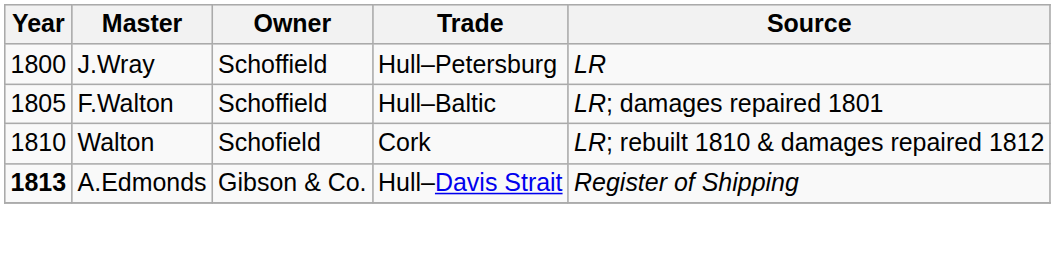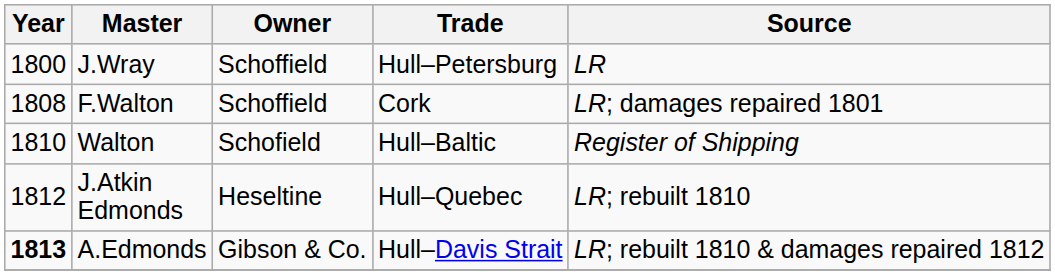(38, 103) 1805 -> (38, 103) 1808
(437, 103) Hull–Baltic -> (404, 103) Cork
(404, 143) Cork -> (437, 143) Hull–Baltic
(809, 143) LR; rebuilt 1810 & damages repaired 1812 -> (686, 143) Register of Shipping
+ row: (130, 196)
(686, 182) Register of Shipping -> (809, 250) LR; rebuilt 1810 & damages repaired 1812
